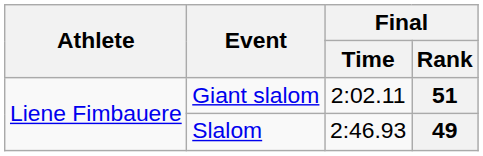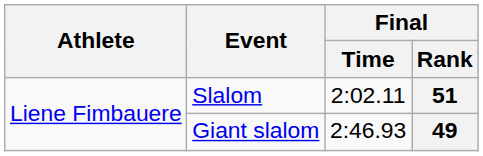(256, 95) Giant slalom -> (227, 95) Slalom
(227, 131) Slalom -> (256, 131) Giant slalom
